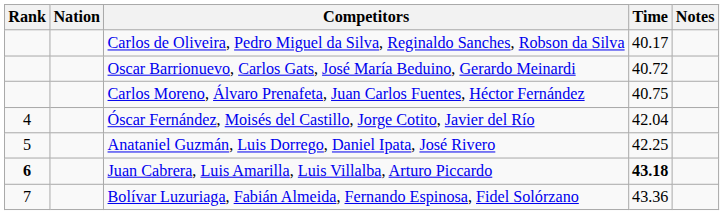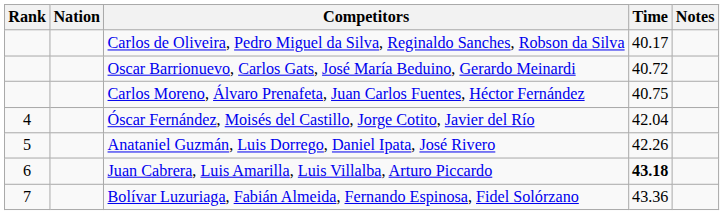(650, 145) 42.25 -> (650, 145) 42.26
(27, 171) bold -> (27, 171) normal
